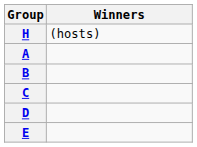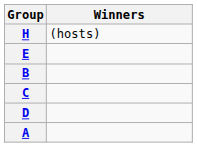rows swapped: (26, 54) <-> (26, 133)
